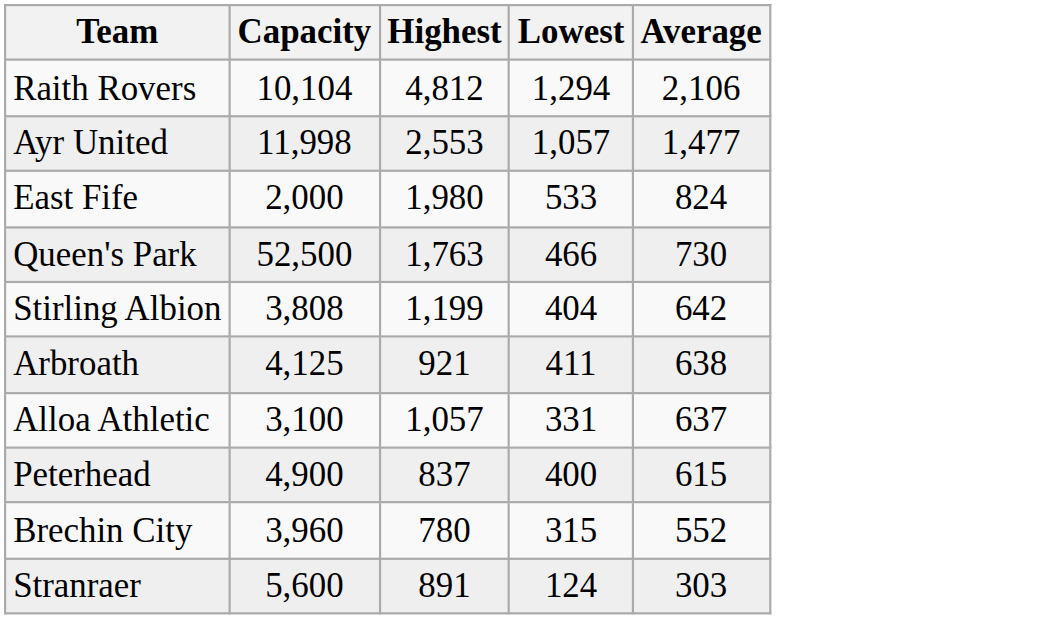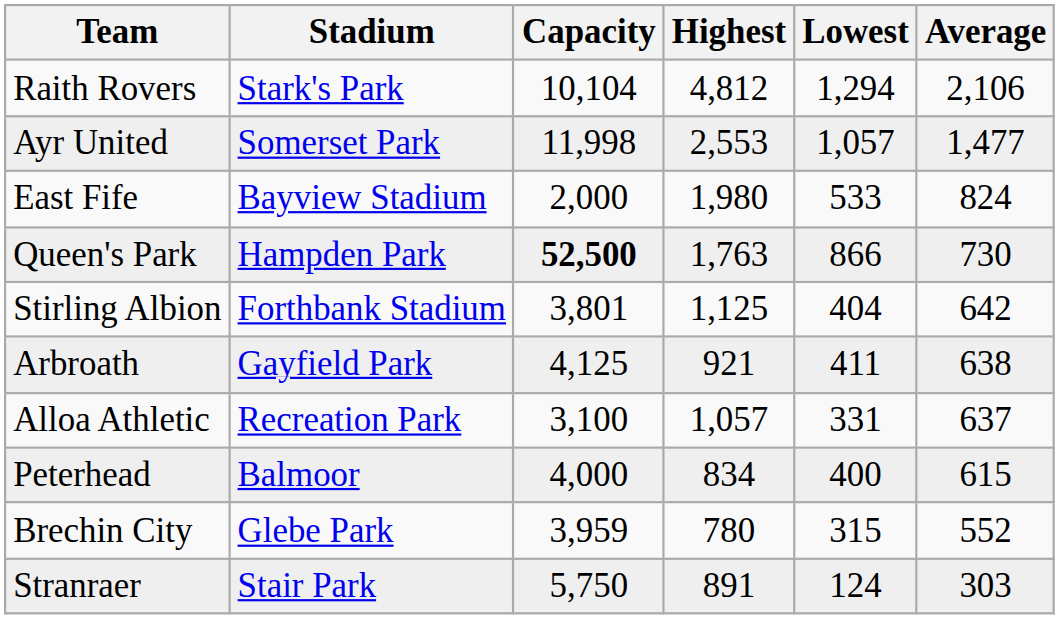+ column: (372, 32)
(304, 253) normal -> (589, 253) bold
(571, 253) 466 -> (855, 253) 866
(304, 308) 3,808 -> (589, 308) 3,801
(444, 308) 1,199 -> (729, 308) 1,125
(304, 474) 4,900 -> (589, 474) 4,000
(444, 474) 837 -> (729, 474) 834
(304, 530) 3,960 -> (589, 530) 3,959
(304, 585) 5,600 -> (589, 585) 5,750
